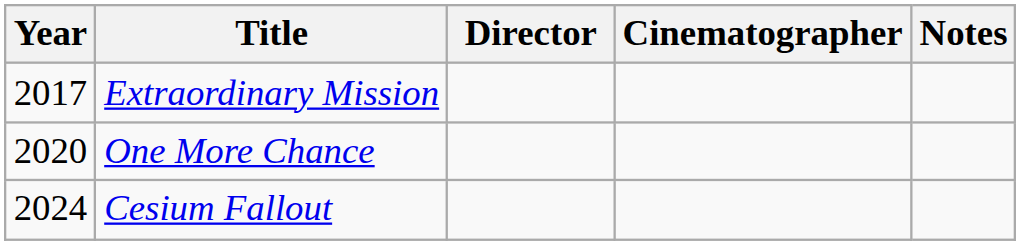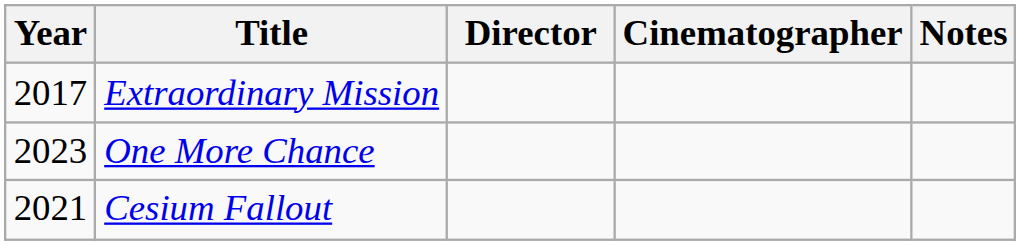(50, 150) 2020 -> (50, 150) 2023
(50, 208) 2024 -> (50, 208) 2021
